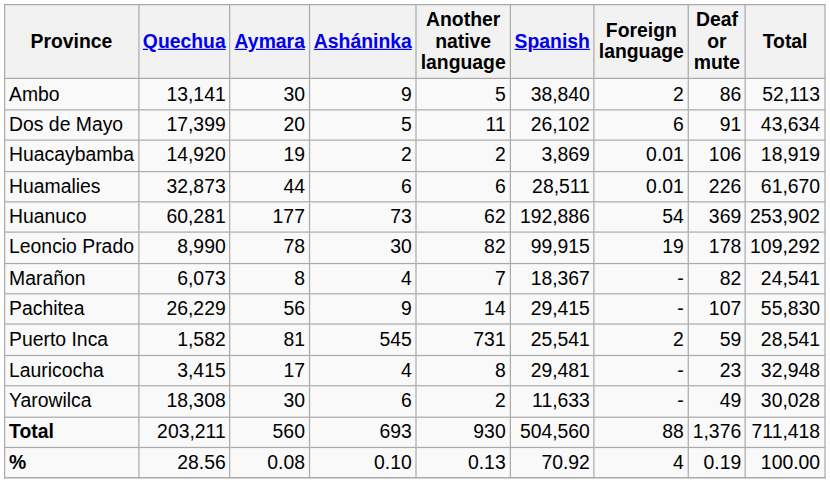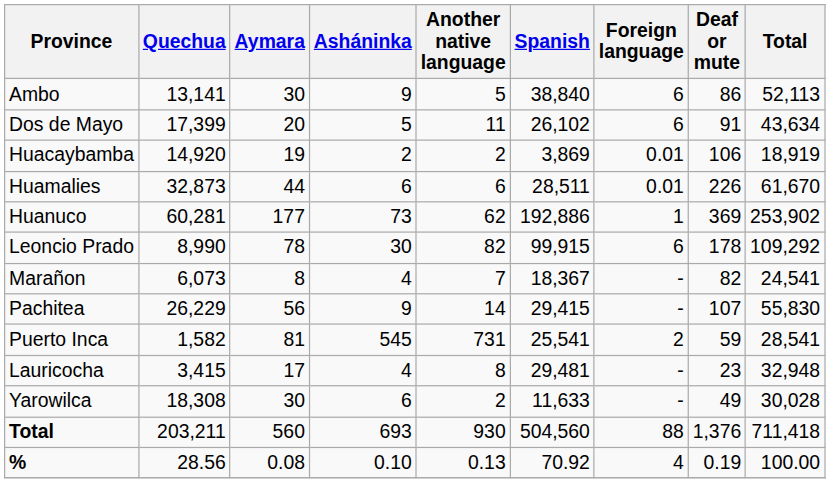(678, 94) 2 -> (678, 94) 6
(673, 216) 54 -> (678, 216) 1
(673, 247) 19 -> (678, 247) 6
